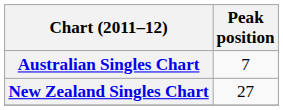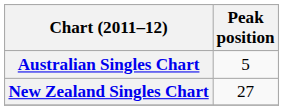(246, 64) 7 -> (246, 64) 5
